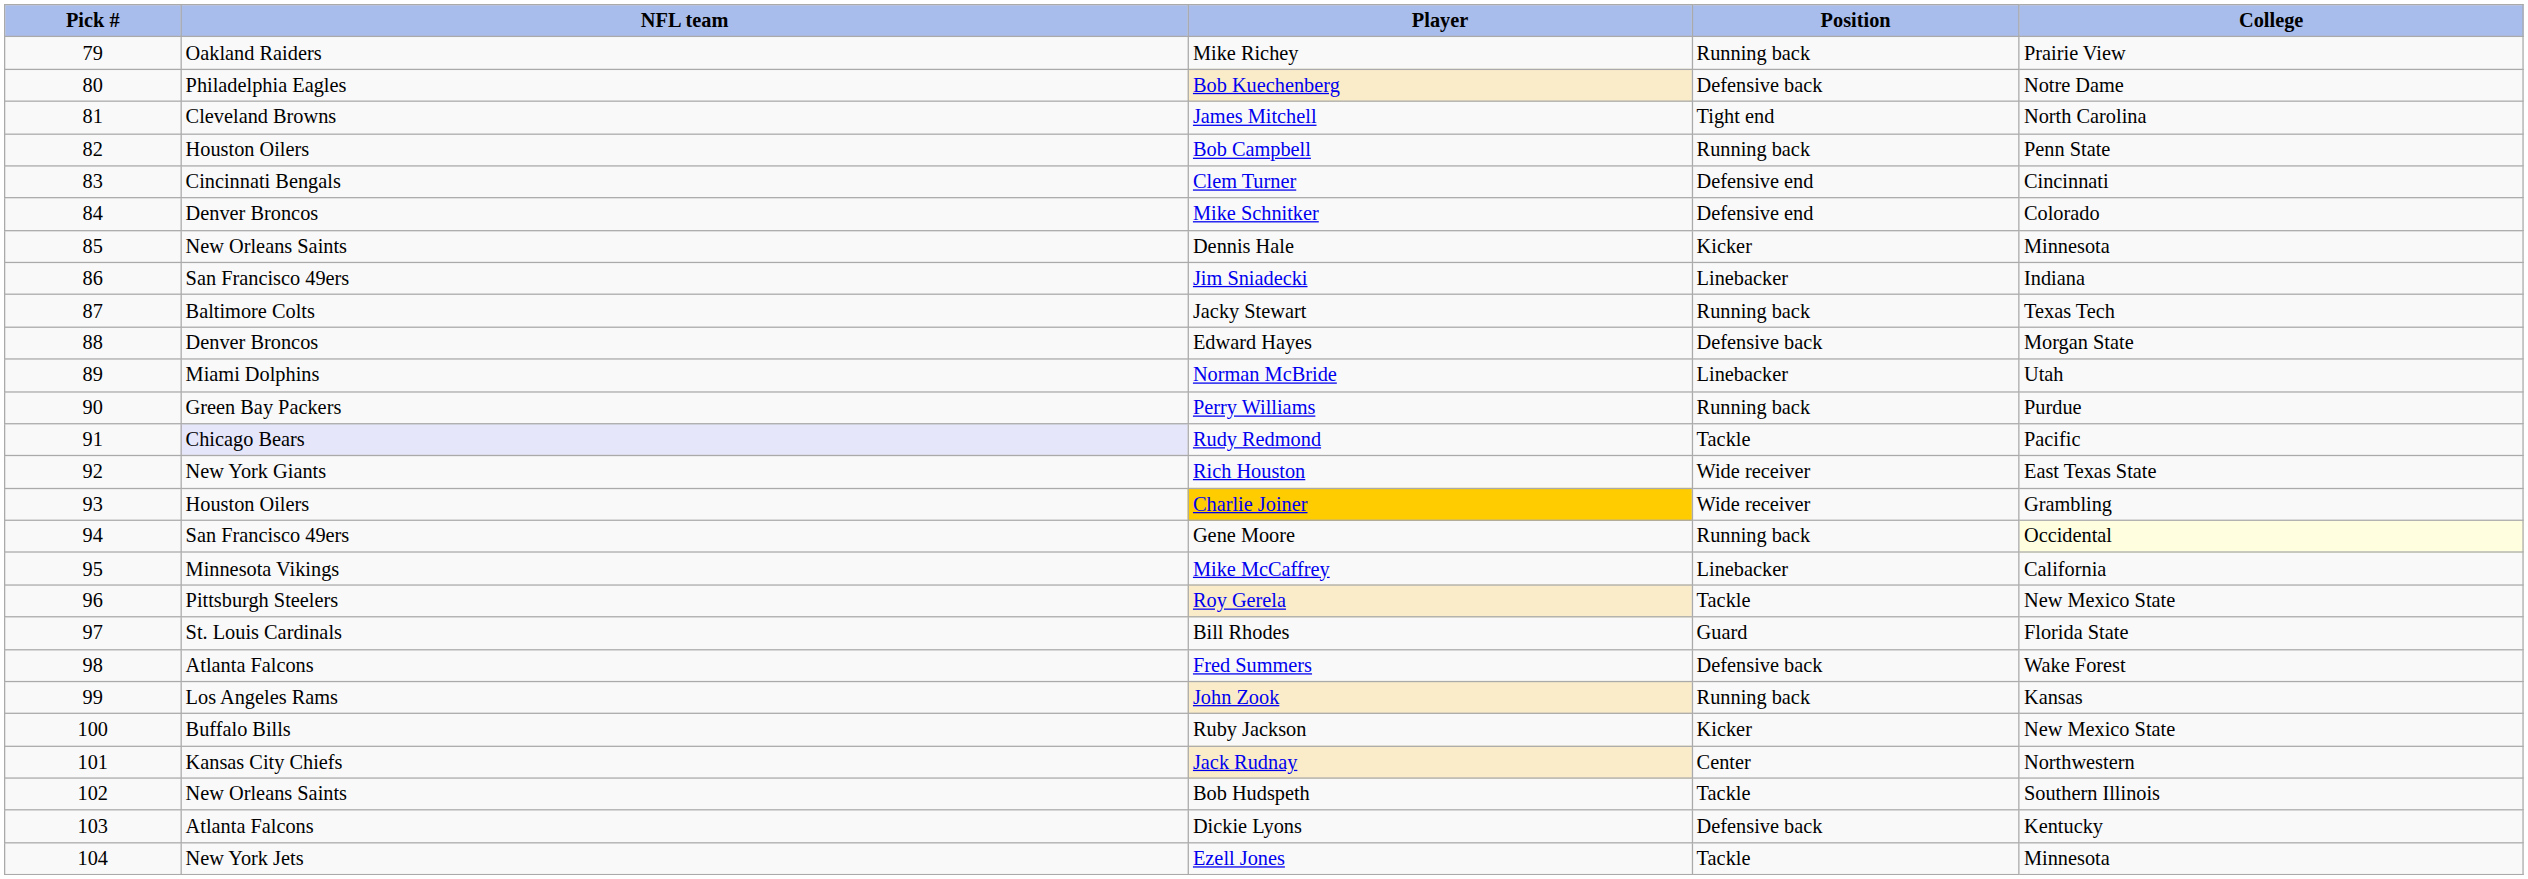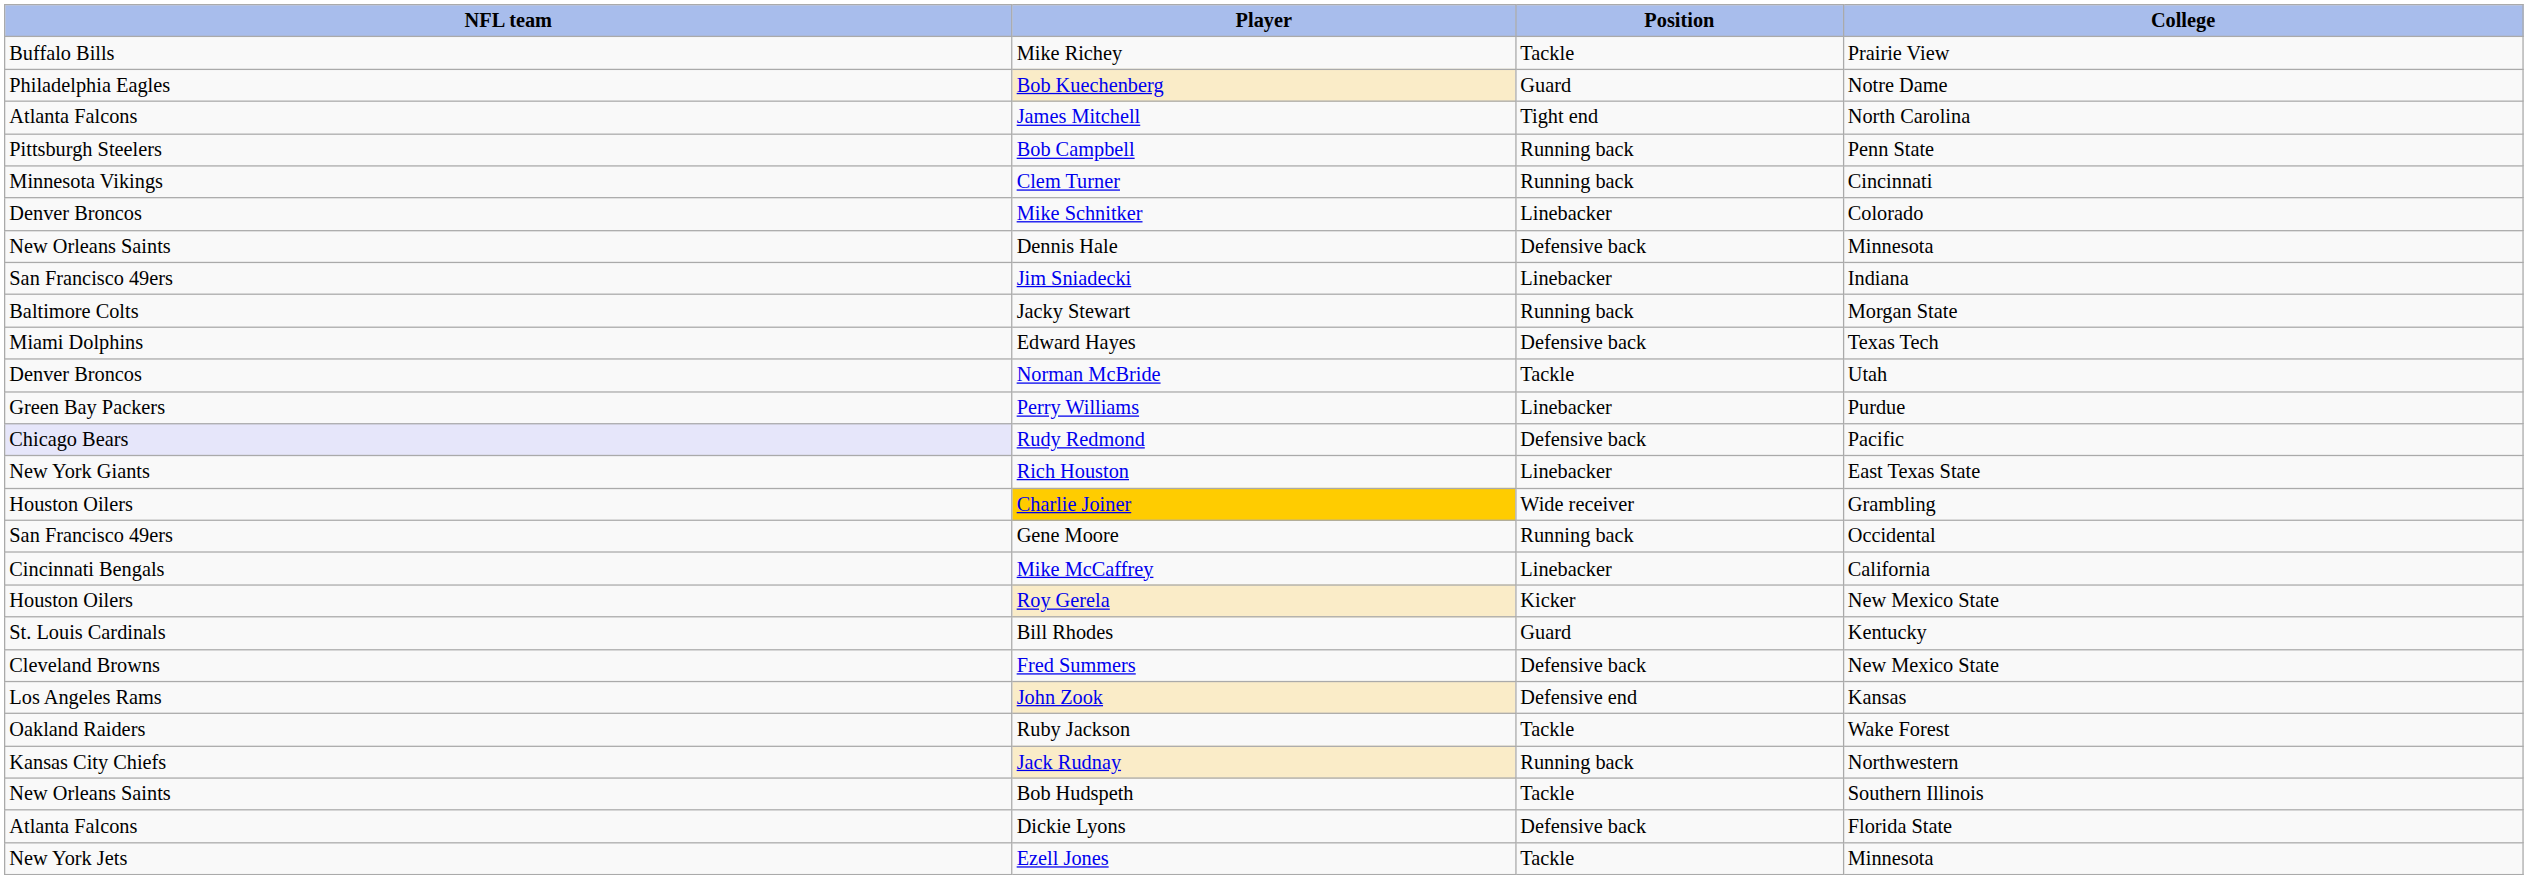- column: (93, 20)
(254, 52) Oakland Raiders -> (62, 52) Buffalo Bills
(1753, 52) Running back -> (1547, 52) Tackle
(1760, 85) Defensive back -> (1546, 85) Guard
(261, 117) Cleveland Browns -> (73, 117) Atlanta Falcons
(247, 149) Houston Oilers -> (86, 149) Pittsburgh Steelers
(263, 181) Cincinnati Bengals -> (86, 181) Minnesota Vikings
(1755, 181) Defensive end -> (1577, 181) Running back
(1755, 213) Defensive end -> (1566, 213) Linebacker
(1724, 246) Kicker -> (1583, 246) Defensive back
(2069, 310) Texas Tech -> (1903, 310) Morgan State
(252, 342) Denver Broncos -> (76, 342) Miami Dolphins
(2079, 342) Morgan State -> (1893, 342) Texas Tech
(252, 375) Miami Dolphins -> (76, 375) Denver Broncos
(1742, 375) Linebacker -> (1547, 375) Tackle
(1753, 407) Running back -> (1566, 407) Linebacker
(1724, 439) Tackle -> (1583, 439) Defensive back
(1753, 471) Wide receiver -> (1566, 471) Linebacker
(2068, 536) lightyellow background -> (1892, 536) no background
(262, 568) Minnesota Vikings -> (87, 568) Cincinnati Bengals
(262, 600) Pittsburgh Steelers -> (71, 600) Houston Oilers
(1724, 600) Tackle -> (1548, 600) Kicker
(2076, 632) Florida State -> (1887, 632) Kentucky
(250, 665) Atlanta Falcons -> (85, 665) Cleveland Browns
(2075, 665) Wake Forest -> (1923, 665) New Mexico State
(1753, 697) Running back -> (1579, 697) Defensive end
(238, 729) Buffalo Bills -> (77, 729) Oakland Raiders
(1724, 729) Kicker -> (1547, 729) Tackle
(2100, 729) New Mexico State -> (1899, 729) Wake Forest
(1724, 761) Center -> (1577, 761) Running back
(2063, 826) Kentucky -> (1900, 826) Florida State
